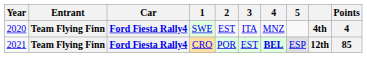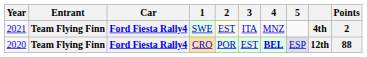(16, 29) 2020 -> (16, 29) 2021
(227, 29) no background -> (227, 29) lightyellow background
(347, 29) 4 -> (347, 29) 2
(16, 45) 2021 -> (16, 45) 2020
(347, 45) 85 -> (347, 45) 88
